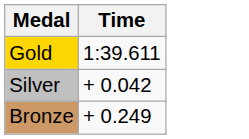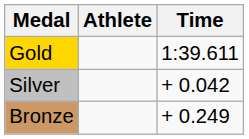+ column: (118, 20)
